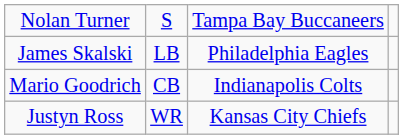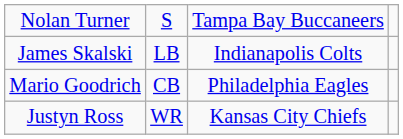(288, 52) Philadelphia Eagles -> (288, 52) Indianapolis Colts
(288, 85) Indianapolis Colts -> (288, 85) Philadelphia Eagles
